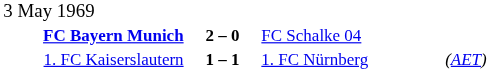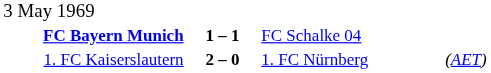(222, 35) 2 – 0 -> (222, 35) 1 – 1
(222, 59) 1 – 1 -> (222, 59) 2 – 0
